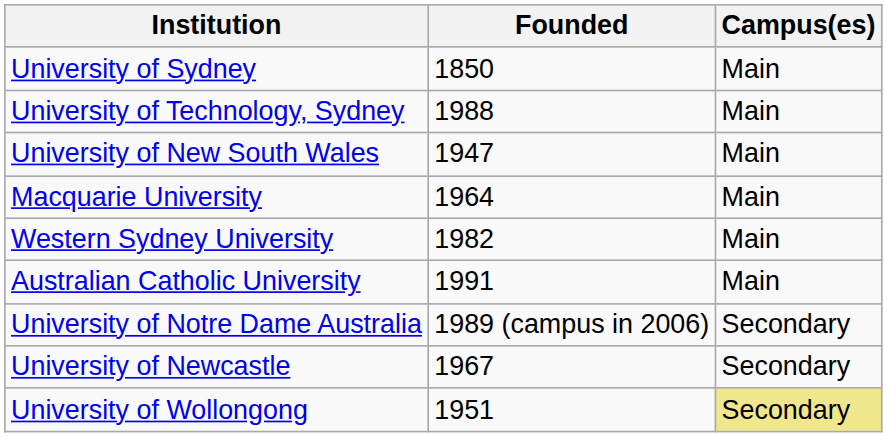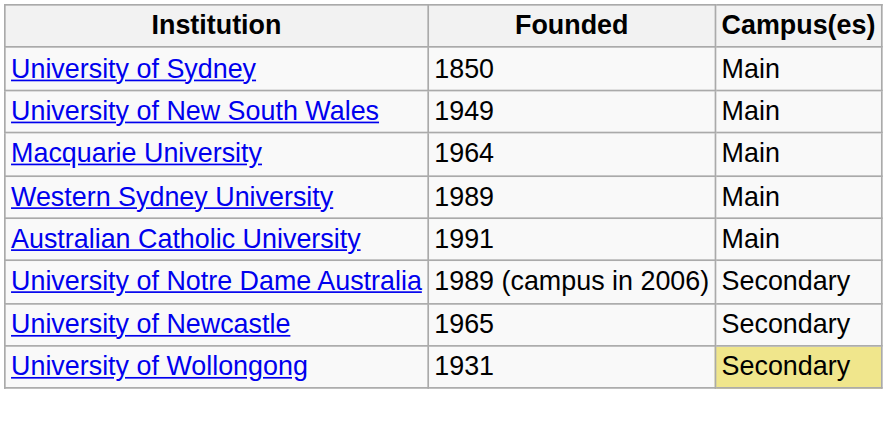- row: (208, 111)
(464, 153) 1947 -> (464, 111) 1949
(464, 238) 1982 -> (464, 196) 1989
(464, 366) 1967 -> (464, 324) 1965
(464, 409) 1951 -> (464, 366) 1931
